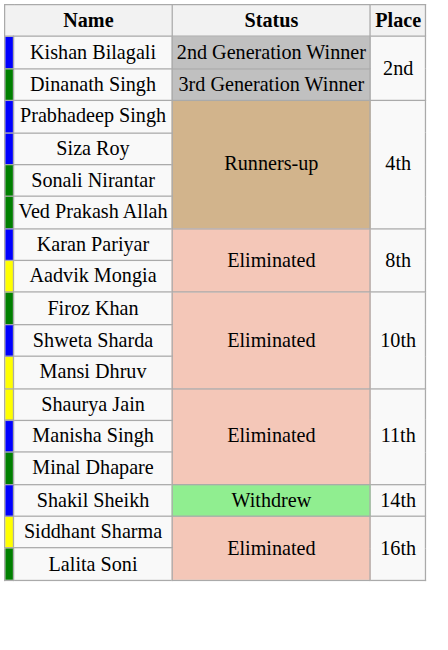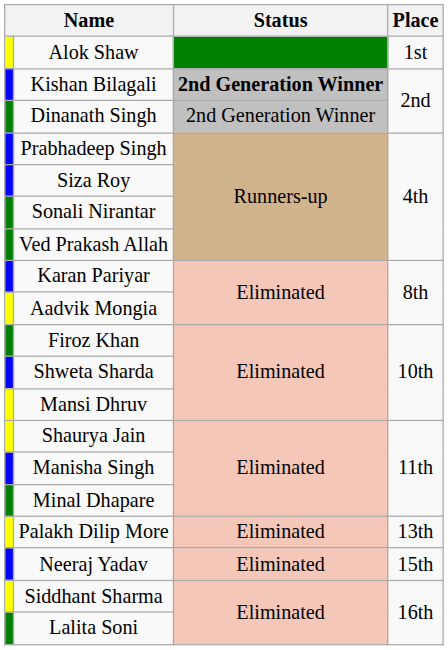+ row: (94, 52)
(271, 52) normal -> (281, 84) bold
(271, 84) 3rd Generation Winner -> (281, 116) 2nd Generation Winner
+ row: (94, 532)
- row: (93, 500)
+ row: (94, 564)
